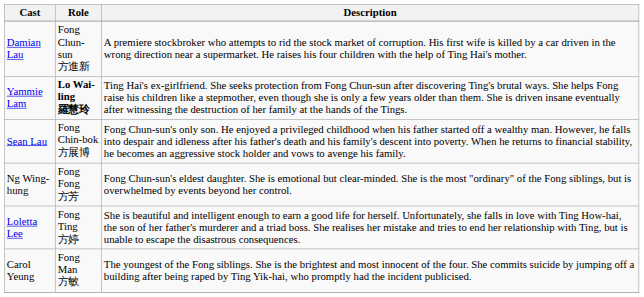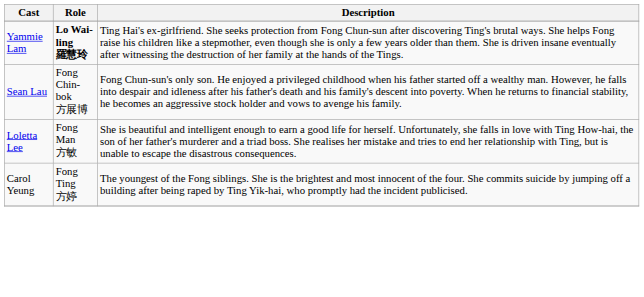- row: (24, 49)
- row: (28, 184)
(69, 226) Fong Ting 方婷 -> (67, 140) Fong Man 方敏
(69, 270) Fong Man 方敏 -> (67, 183) Fong Ting 方婷
